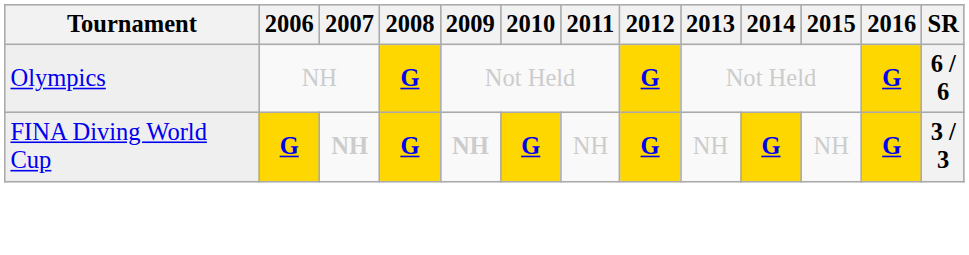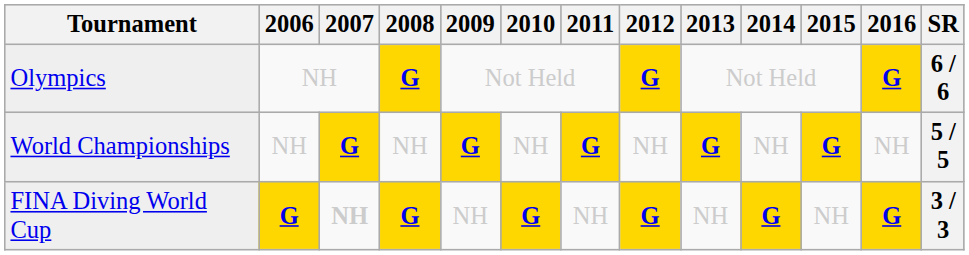+ row: (120, 146)
(470, 146) bold -> (470, 214) normal
